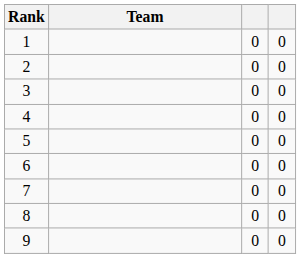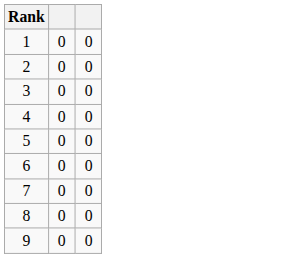- column: (145, 16)
